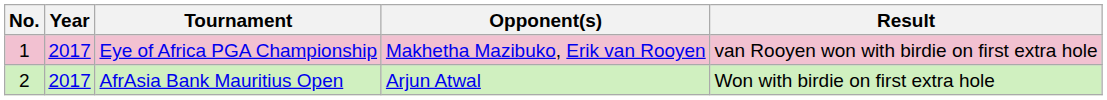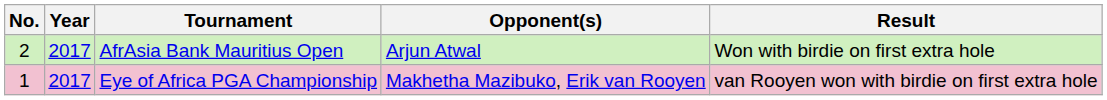rows swapped: (238, 50) <-> (221, 80)
